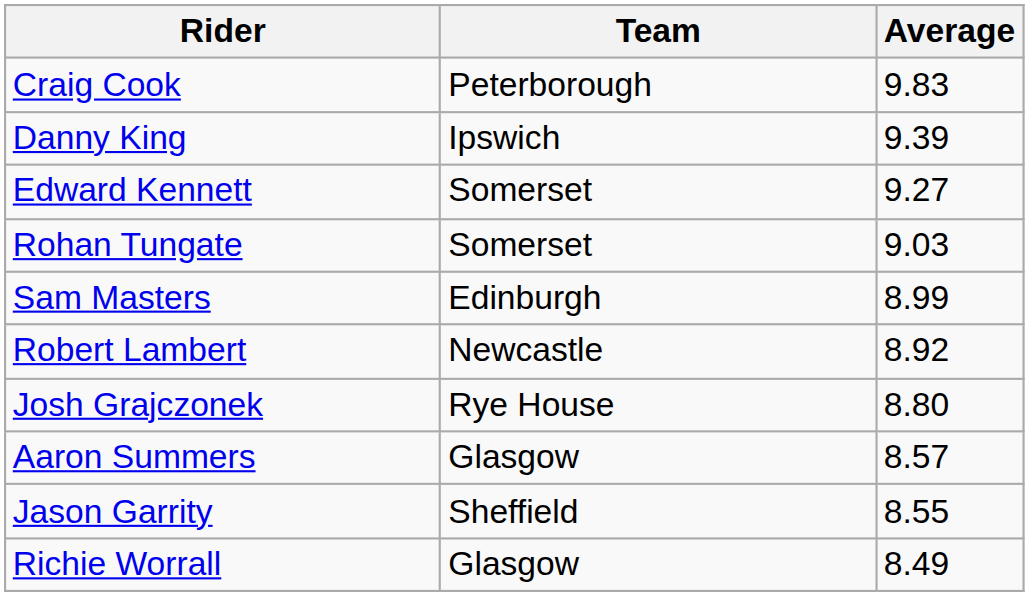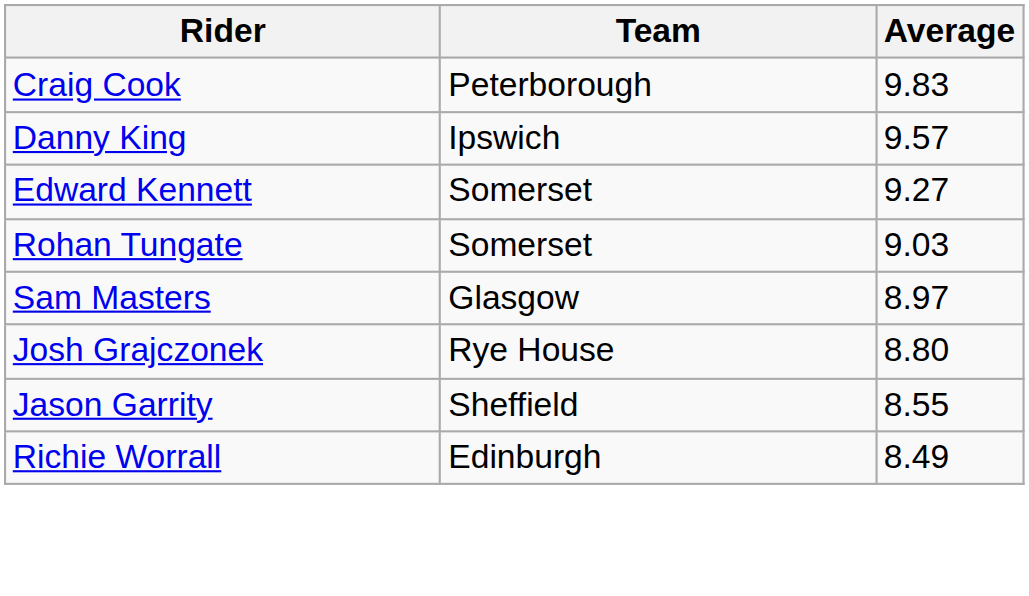(916, 137) 9.39 -> (916, 137) 9.57
(525, 297) Edinburgh -> (514, 297) Glasgow
(916, 297) 8.99 -> (916, 297) 8.97
- row: (130, 350)
- row: (134, 457)
(514, 564) Glasgow -> (525, 457) Edinburgh
